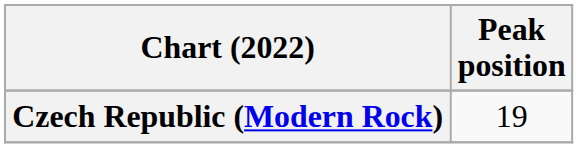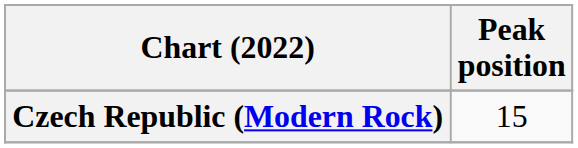(512, 116) 19 -> (512, 116) 15
